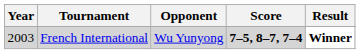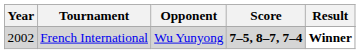(21, 37) 2003 -> (21, 37) 2002
